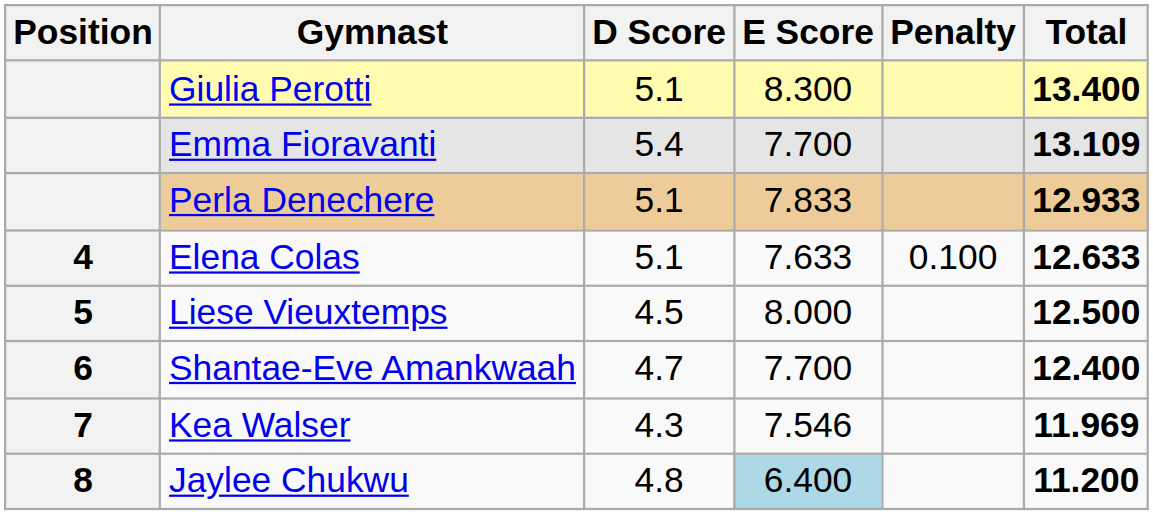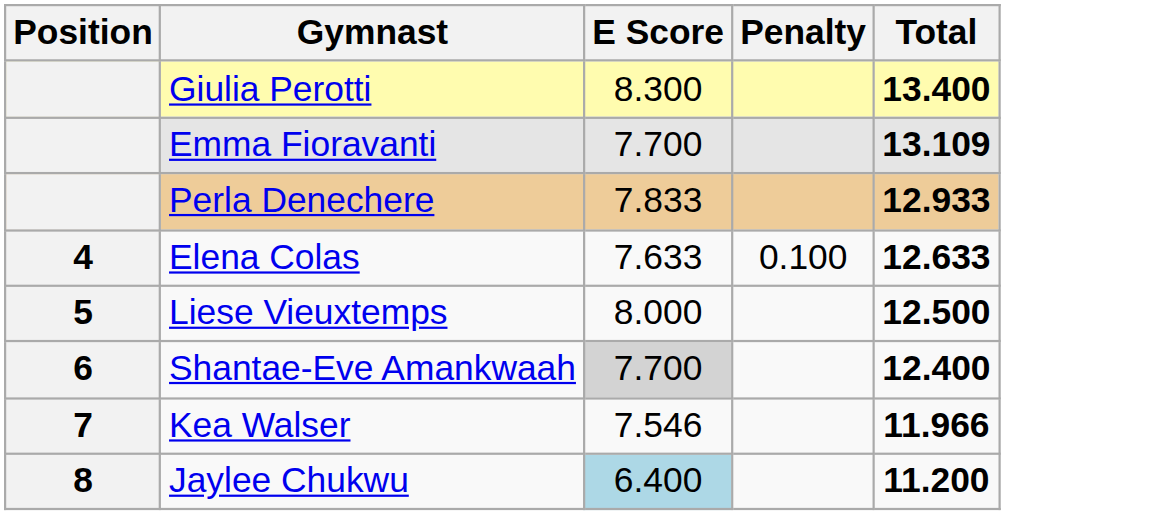- column: (659, 32)
(808, 369) no background -> (658, 369) lightgrey background
(1086, 425) 11.969 -> (936, 425) 11.966
